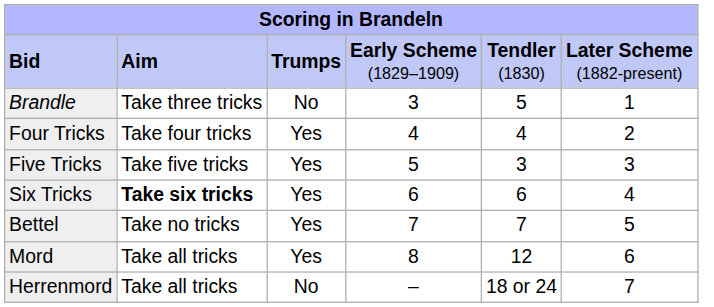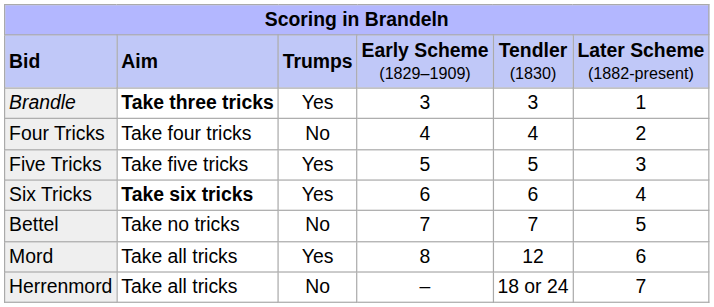(192, 103) normal -> (198, 103) bold
(306, 103) No -> (318, 103) Yes
(521, 103) 5 -> (533, 103) 3
(306, 133) Yes -> (318, 133) No
(521, 164) 3 -> (533, 164) 5
(306, 225) Yes -> (318, 225) No
